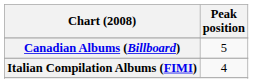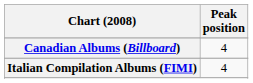(224, 48) 5 -> (224, 48) 4
